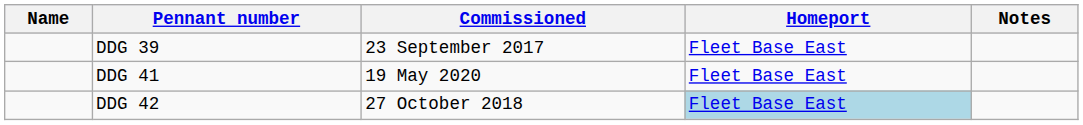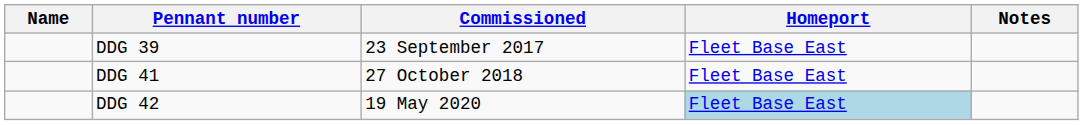(423, 76) 19 May 2020 -> (444, 76) 27 October 2018
(444, 105) 27 October 2018 -> (423, 105) 19 May 2020
